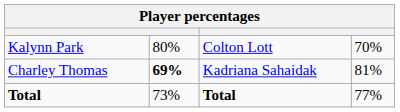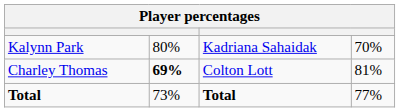(238, 47) Colton Lott -> (260, 47) Kadriana Sahaidak
(260, 71) Kadriana Sahaidak -> (238, 71) Colton Lott
